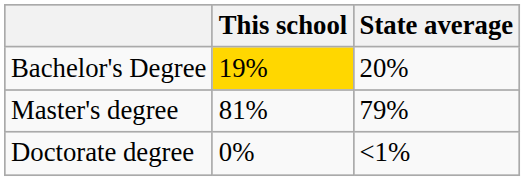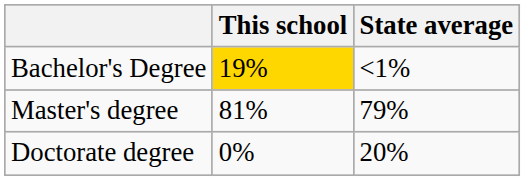(384, 68) 20% -> (385, 68) <1%
(385, 152) <1% -> (384, 152) 20%
